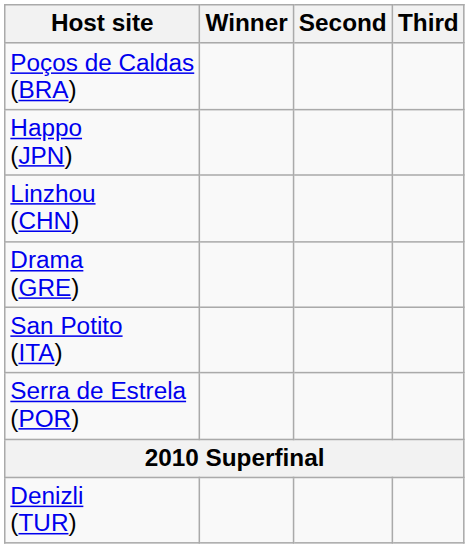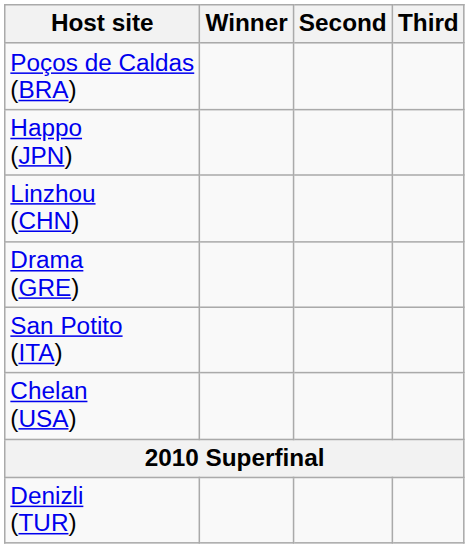+ row: (49, 405)
- row: (98, 405)
